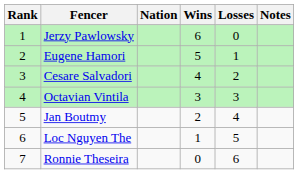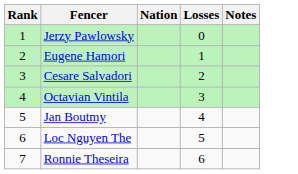- column: (198, 14)
